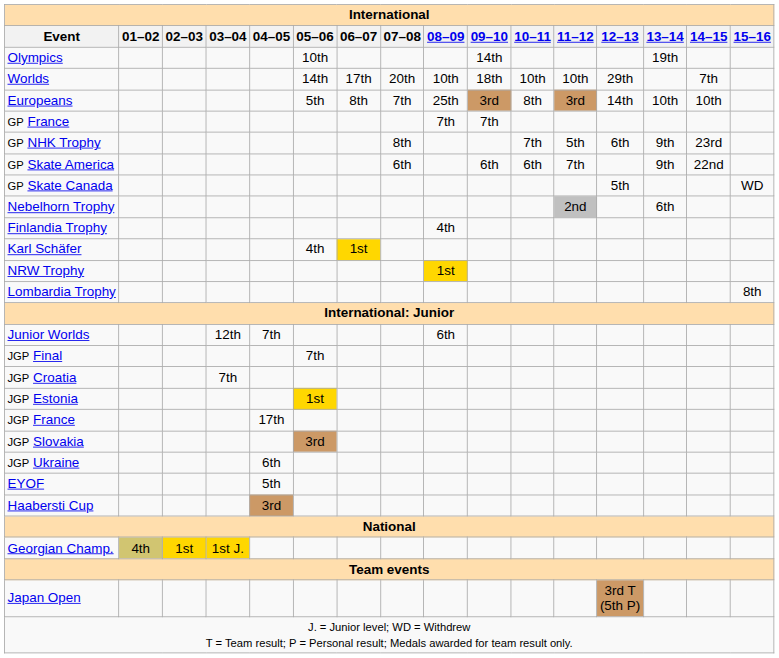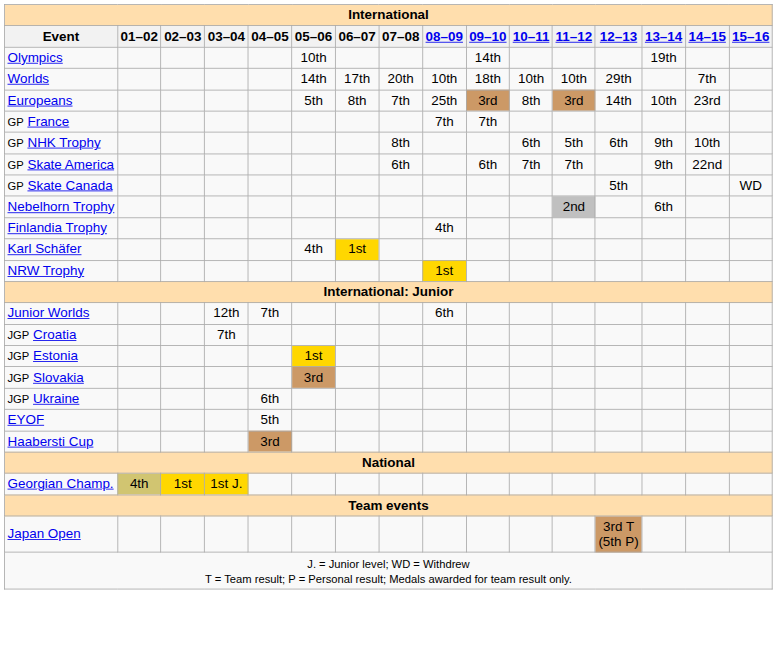(709, 100) 10th -> (707, 100) 23rd
(533, 143) 7th -> (531, 143) 6th
(709, 143) 23rd -> (707, 143) 10th
(533, 164) 6th -> (531, 164) 7th
- row: (62, 292)
- row: (35, 356)
- row: (41, 420)
